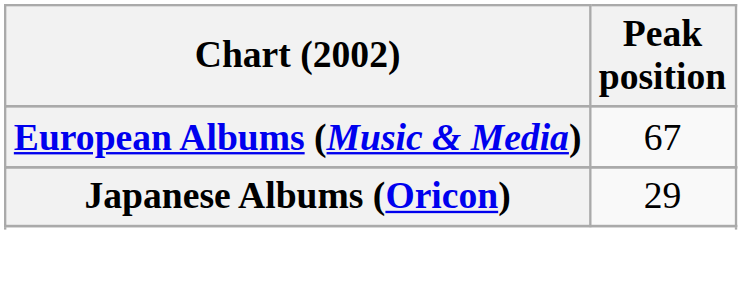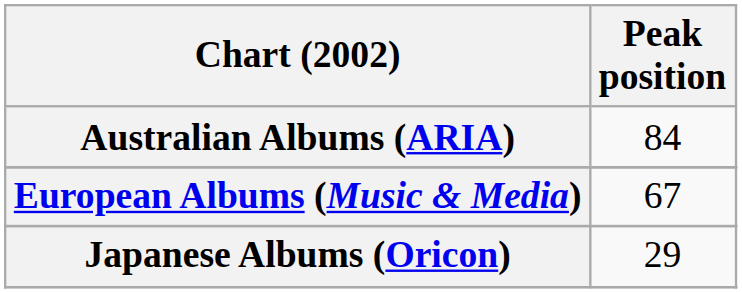+ row: (298, 136)
